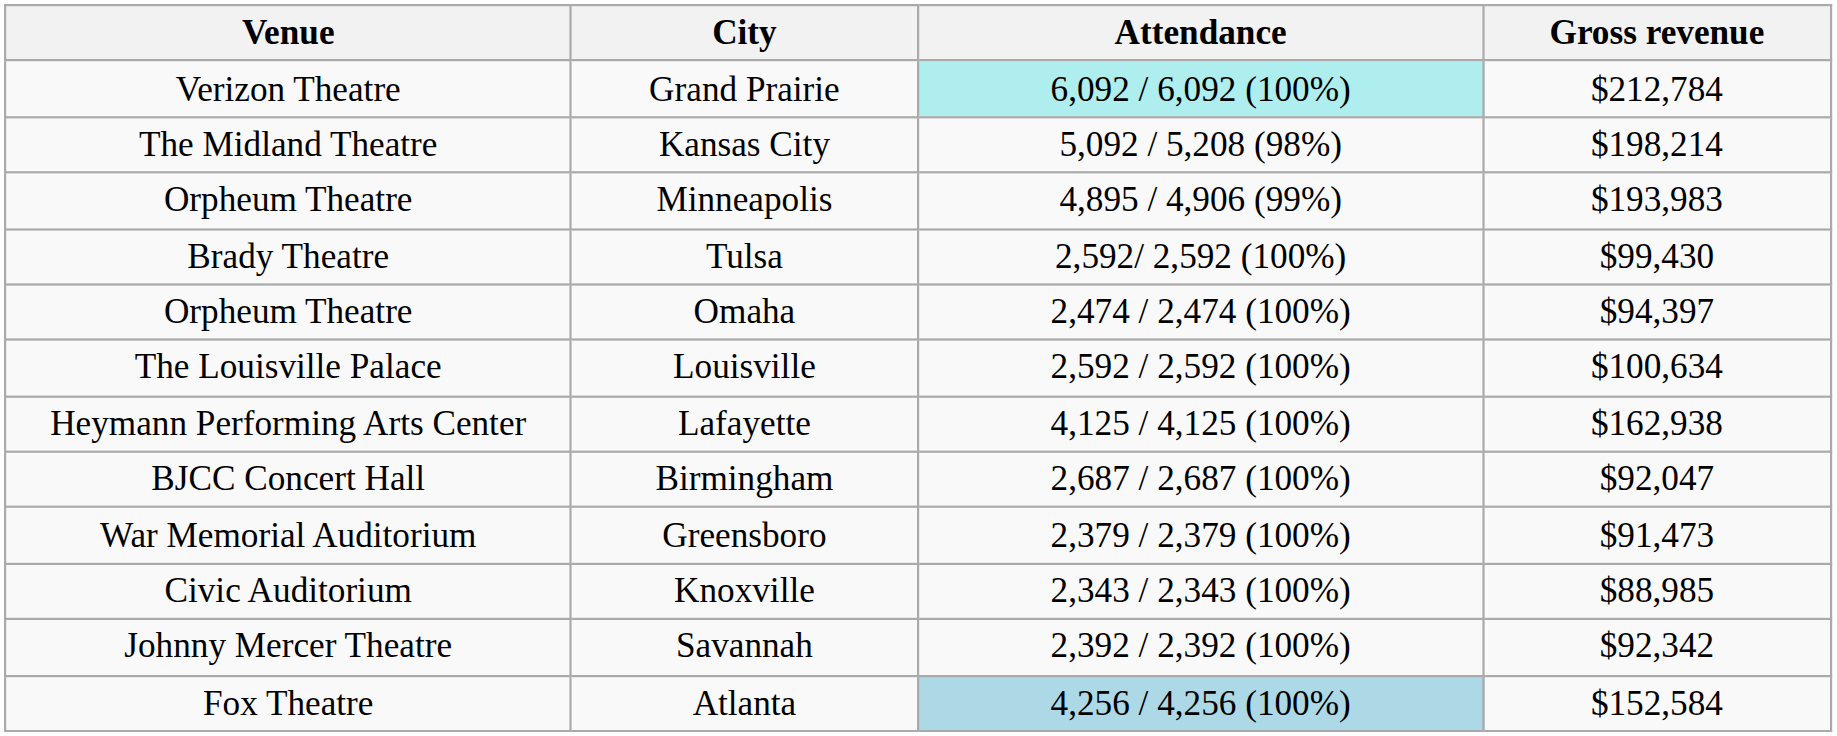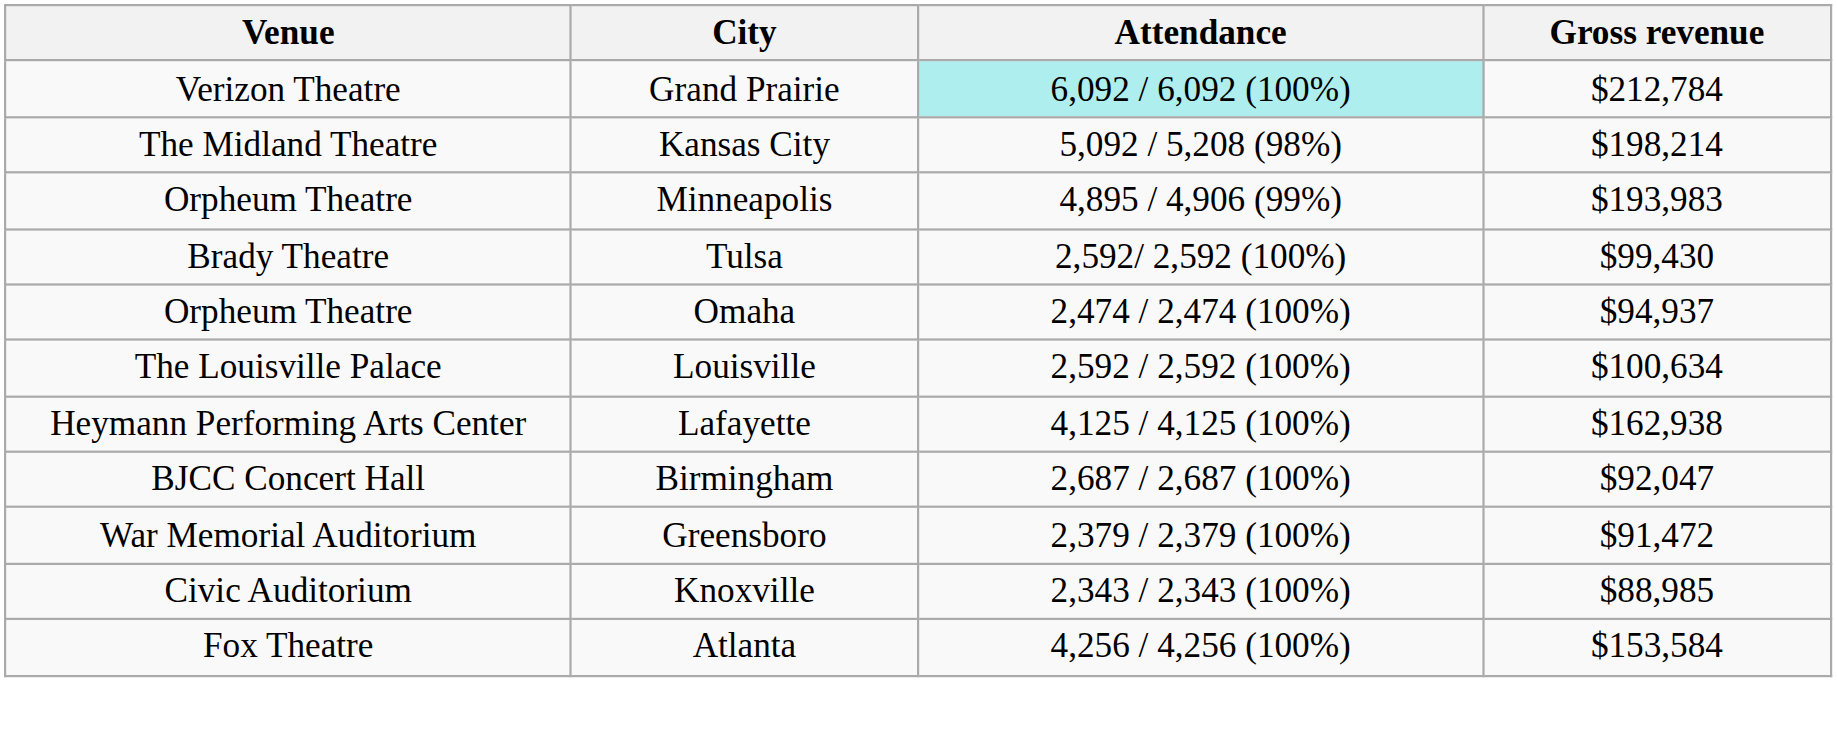(1657, 311) $94,397 -> (1657, 311) $94,937
(1657, 534) $91,473 -> (1657, 534) $91,472
- row: (744, 646)
(1201, 702) lightblue background -> (1201, 646) no background
(1657, 702) $152,584 -> (1657, 646) $153,584
